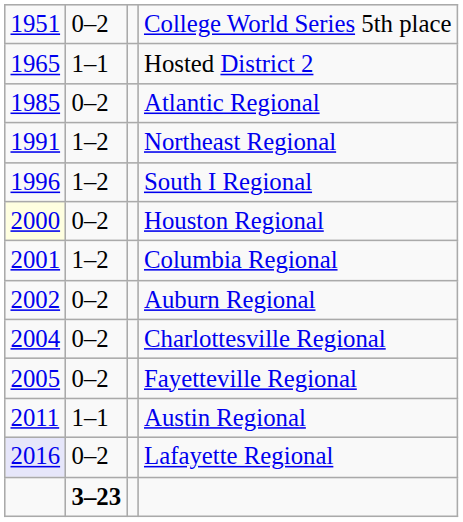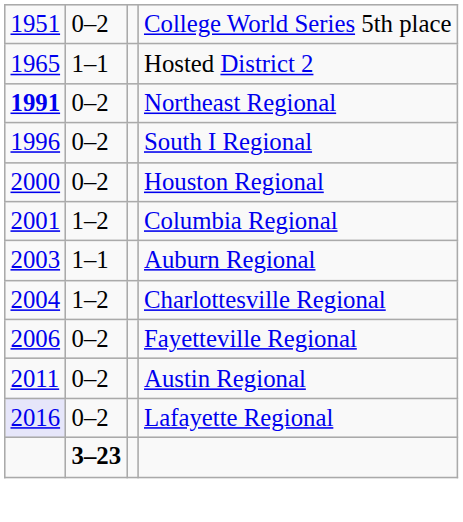- row: (232, 102)
(35, 142) normal -> (35, 102) bold
(90, 142) 1–2 -> (90, 102) 0–2
(90, 181) 1–2 -> (90, 142) 0–2
(35, 220) lightyellow background -> (35, 181) no background
(35, 299) 2002 -> (35, 260) 2003
(90, 299) 0–2 -> (90, 260) 1–1
(90, 338) 0–2 -> (90, 299) 1–2
(35, 378) 2005 -> (35, 338) 2006
(90, 417) 1–1 -> (90, 378) 0–2
